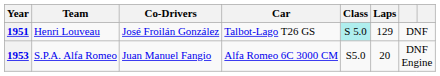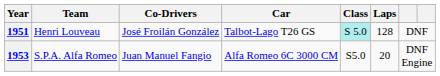(385, 31) 129 -> (385, 31) 128
